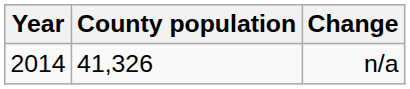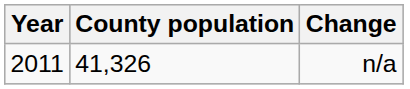(38, 63) 2014 -> (37, 63) 2011
